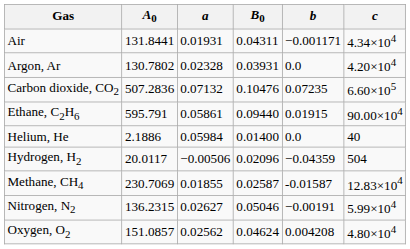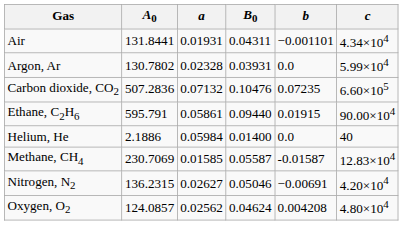(313, 40) −0.001171 -> (306, 40) −0.001101
(372, 65) 4.20×104 -> (364, 65) 5.99×104
- row: (44, 159)
(202, 183) 0.01855 -> (202, 159) 0.01585
(258, 183) 0.02587 -> (250, 159) 0.05587
(310, 207) −0.00191 -> (303, 183) −0.00691
(372, 207) 5.99×104 -> (364, 183) 4.20×104
(150, 232) 151.0857 -> (150, 207) 124.0857
